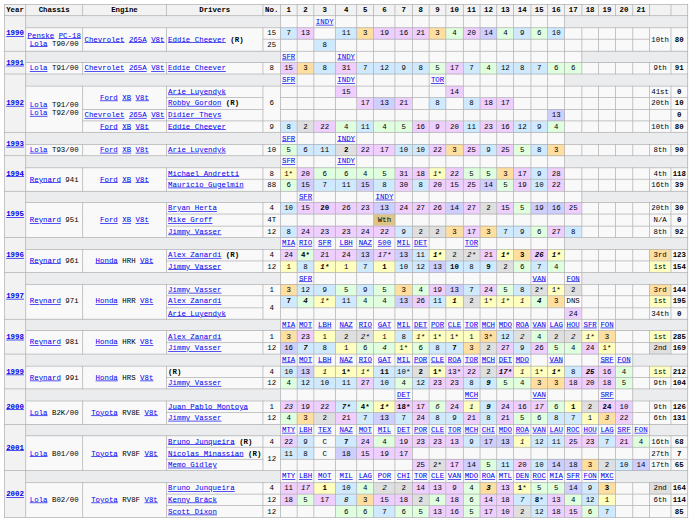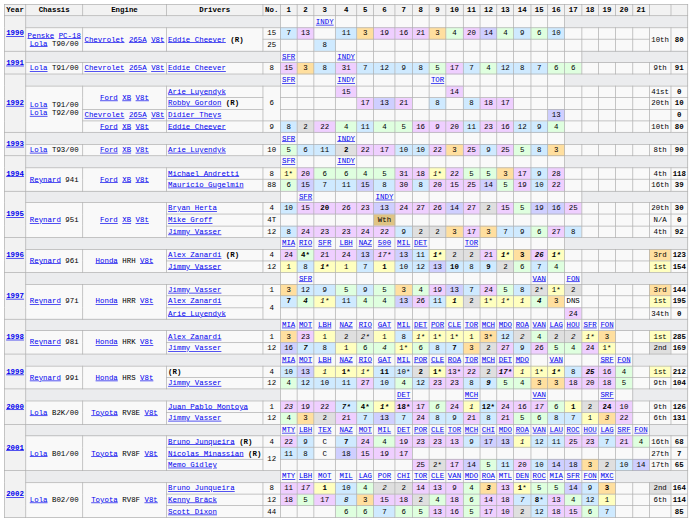(660, 232) 8th -> (660, 232) 4th
(471, 255) 2* -> (471, 255) 2
(488, 407) 9 -> (488, 407) 12*
(272, 488) 4 -> (272, 488) 8
(272, 512) 12 -> (272, 512) 44
